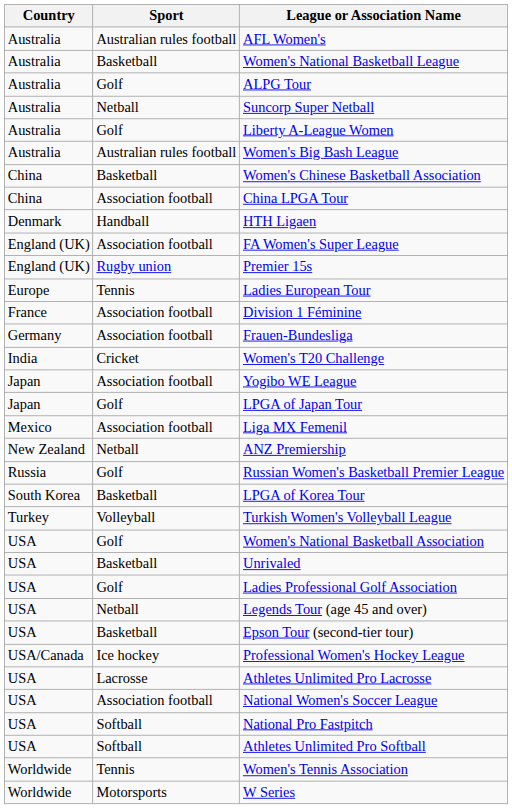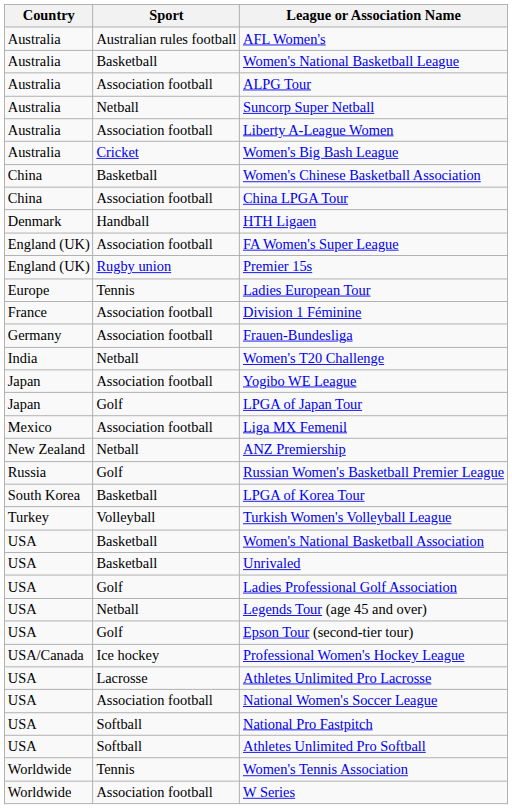(110, 84) Golf -> (155, 84) Association football
(110, 130) Golf -> (155, 130) Association football
(166, 152) Australian rules football -> (118, 152) Cricket
(118, 358) Cricket -> (118, 358) Netball
(110, 541) Golf -> (127, 541) Basketball
(127, 632) Basketball -> (110, 632) Golf
(132, 792) Motorsports -> (155, 792) Association football
